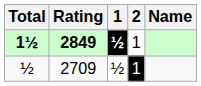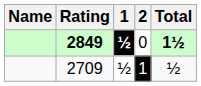columns swapped: (170, 17) <-> (27, 17)
(136, 42) 1 -> (143, 42) 0
